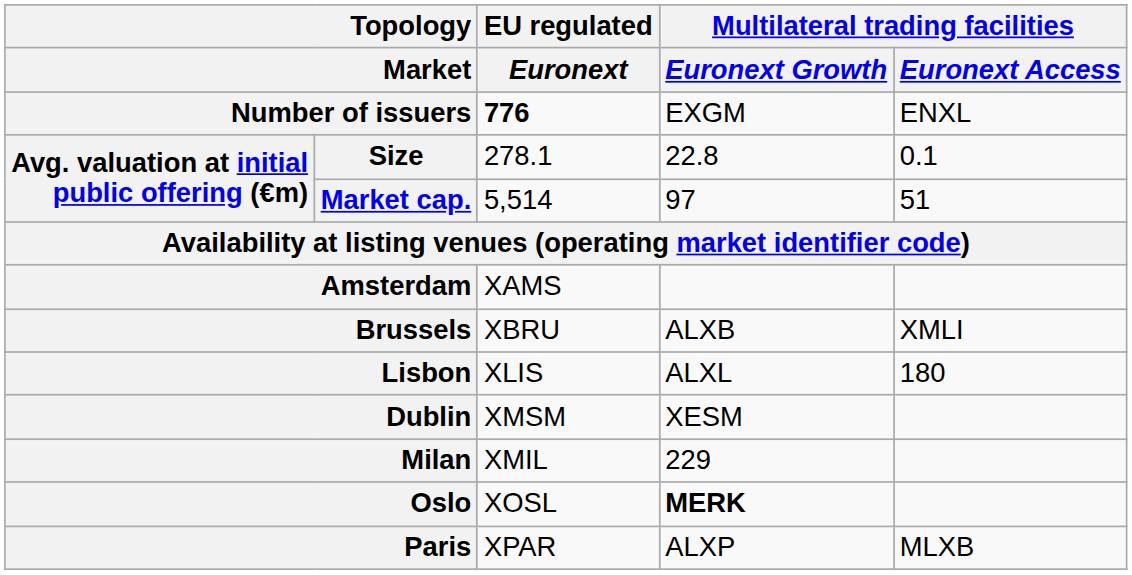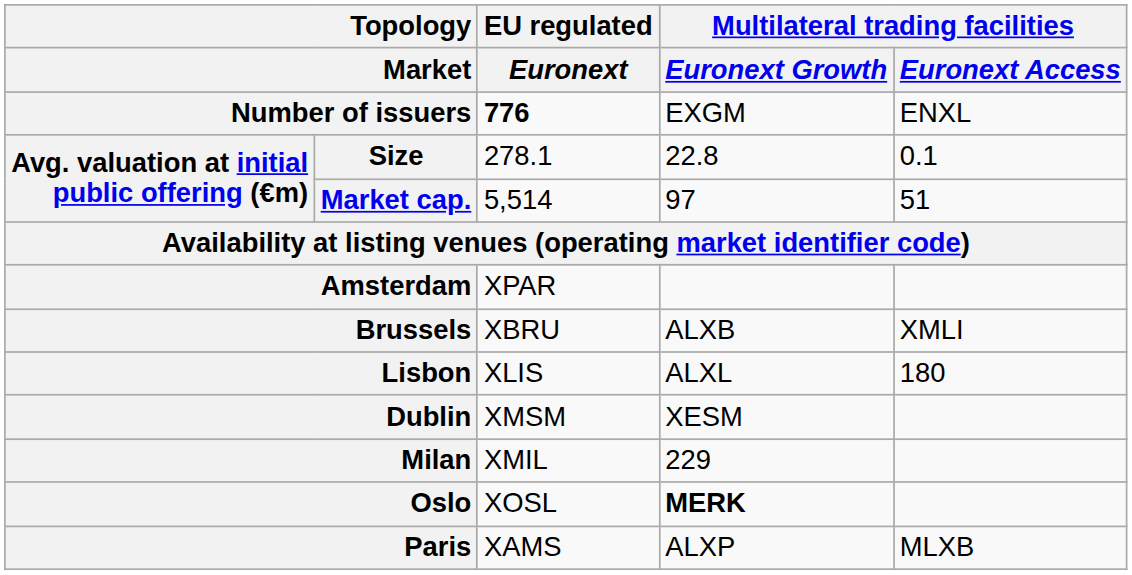(523, 286) XAMS -> (520, 286) XPAR
(520, 546) XPAR -> (523, 546) XAMS
